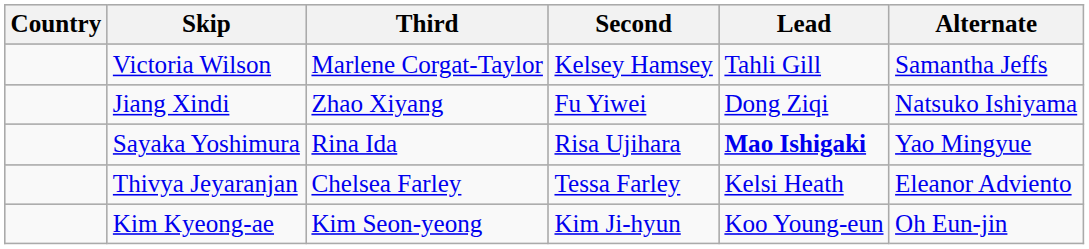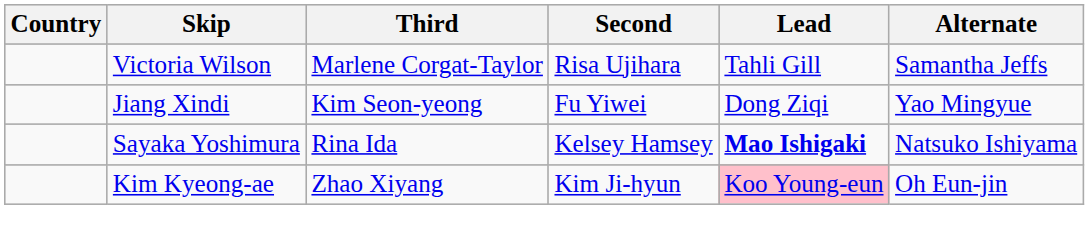(634, 64) Kelsey Hamsey -> (618, 64) Risa Ujihara
(377, 104) Zhao Xiyang -> (397, 104) Kim Seon-yeong
(986, 104) Natsuko Ishiyama -> (963, 104) Yao Mingyue
(618, 143) Risa Ujihara -> (634, 143) Kelsey Hamsey
(963, 143) Yao Mingyue -> (986, 143) Natsuko Ishiyama
- row: (205, 183)
(397, 223) Kim Seon-yeong -> (377, 183) Zhao Xiyang
(804, 223) no background -> (804, 183) pink background
